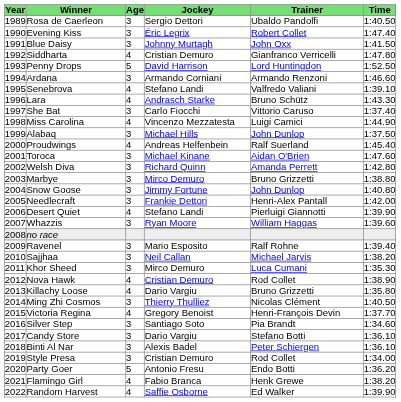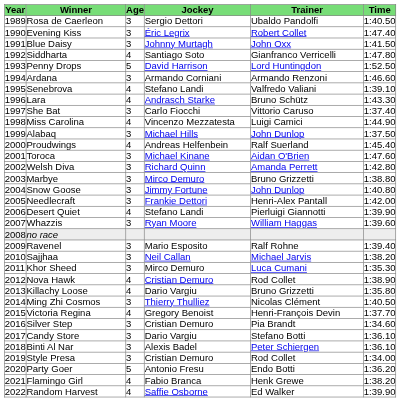(179, 55) Cristian Demuro -> (175, 55) Santiago Soto
(175, 324) Santiago Soto -> (179, 324) Cristian Demuro
